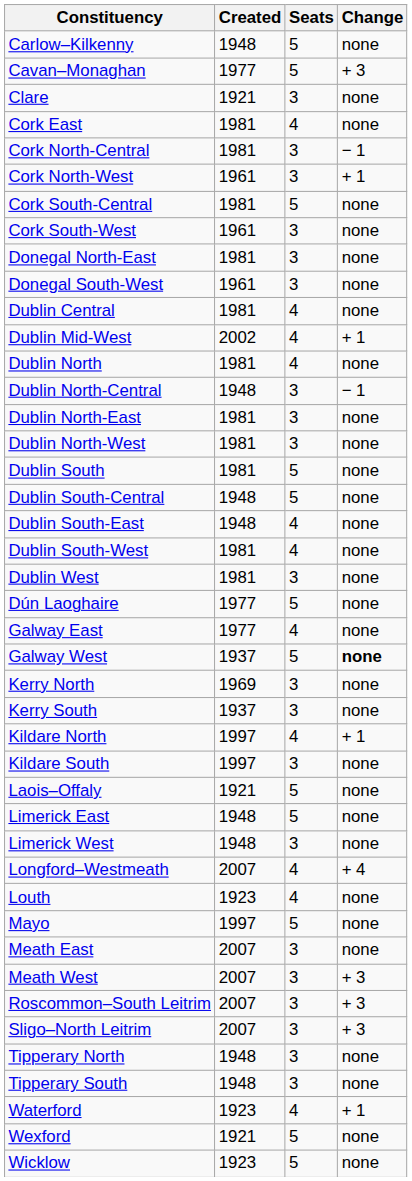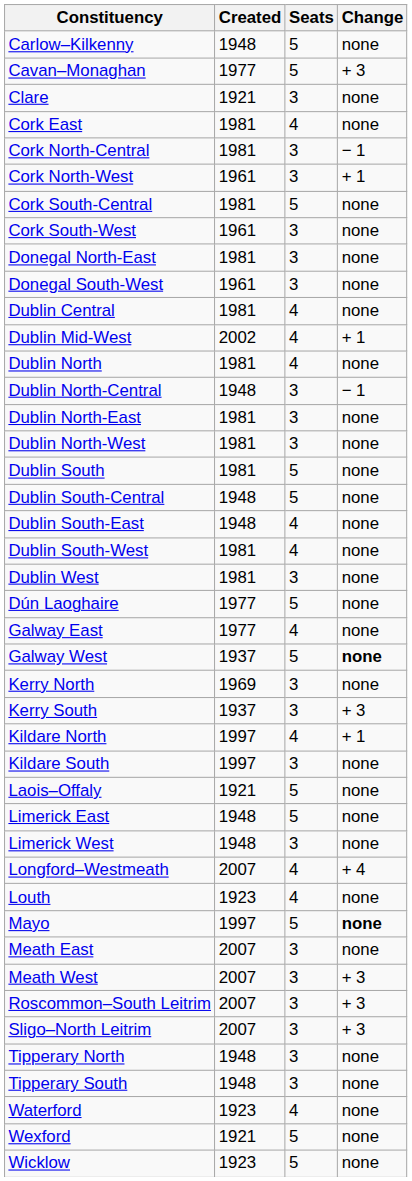(360, 710) none -> (354, 710) + 3
(360, 923) normal -> (362, 923) bold
(354, 1110) + 1 -> (360, 1110) none
